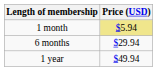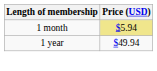- row: (52, 43)
